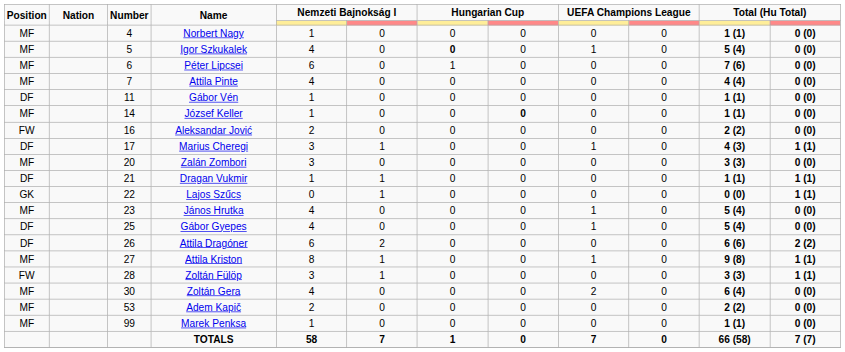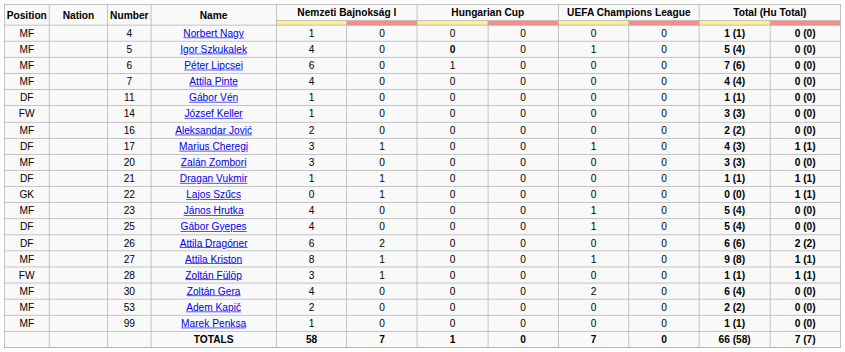(27, 114) MF -> (27, 114) FW
(523, 114) bold -> (523, 114) normal
(735, 114) 1 (1) -> (735, 114) 3 (3)
(27, 130) FW -> (27, 130) MF
(735, 275) 3 (3) -> (735, 275) 1 (1)
